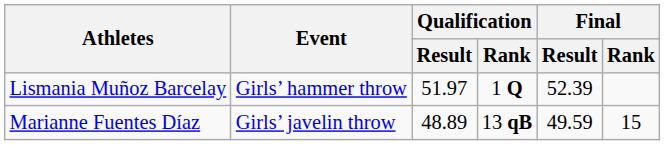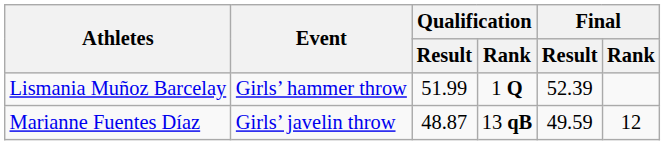(444, 89) 51.97 -> (444, 89) 51.99
(444, 122) 48.89 -> (444, 122) 48.87
(631, 122) 15 -> (631, 122) 12
